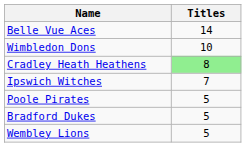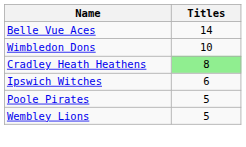(206, 82) 7 -> (206, 82) 6
- row: (51, 116)
